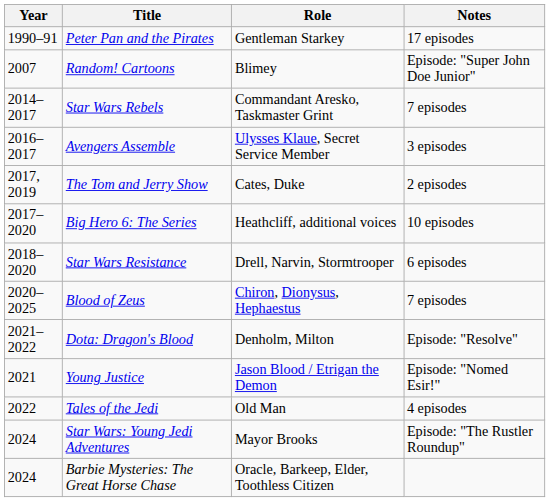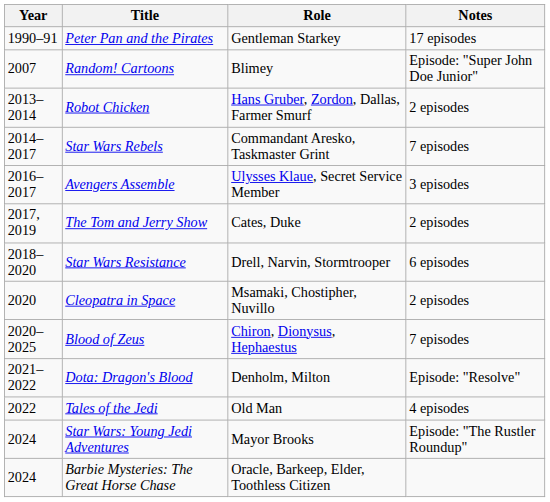+ row: (107, 107)
- row: (131, 223)
+ row: (120, 300)
- row: (105, 377)
